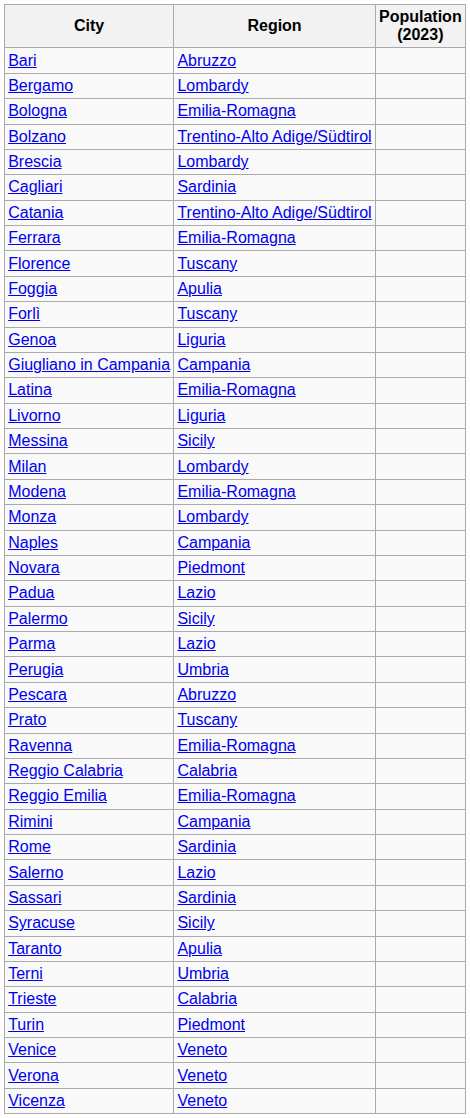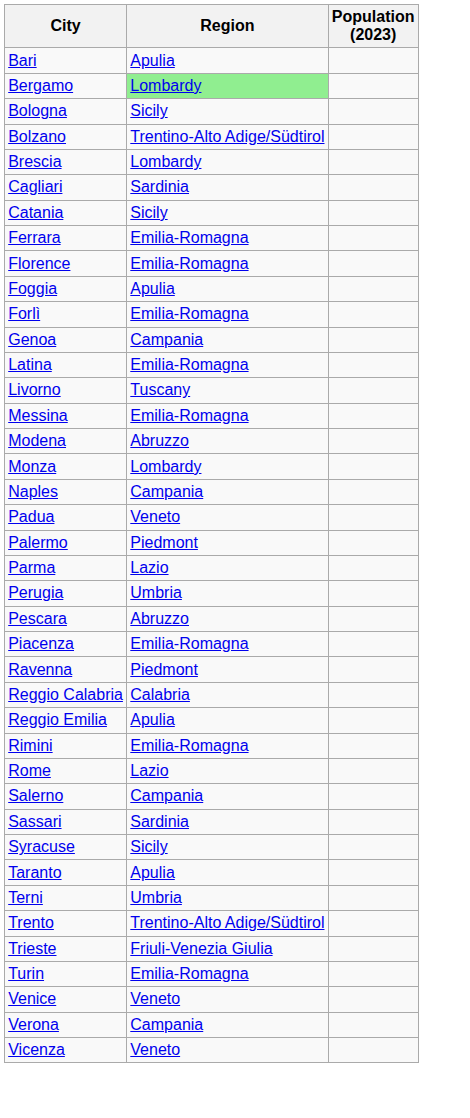(207, 60) Abruzzo -> (153, 60) Apulia
(213, 85) no background -> (166, 85) lightgreen background
(237, 111) Emilia-Romagna -> (149, 111) Sicily
(275, 212) Trentino-Alto Adige/Südtirol -> (149, 212) Sicily
(207, 263) Tuscany -> (189, 263) Emilia-Romagna
(207, 314) Tuscany -> (189, 314) Emilia-Romagna
(201, 339) Liguria -> (167, 339) Campania
- row: (89, 365)
(201, 415) Liguria -> (160, 390) Tuscany
(196, 441) Sicily -> (189, 415) Emilia-Romagna
- row: (27, 466)
(237, 491) Emilia-Romagna -> (160, 441) Abruzzo
- row: (34, 568)
(197, 593) Lazio -> (155, 517) Veneto
(196, 618) Sicily -> (164, 542) Piedmont
+ row: (41, 644)
- row: (27, 720)
(237, 745) Emilia-Romagna -> (164, 669) Piedmont
(237, 796) Emilia-Romagna -> (153, 720) Apulia
(214, 821) Campania -> (189, 745) Emilia-Romagna
(207, 847) Sardinia -> (149, 771) Lazio
(197, 872) Lazio -> (167, 796) Campania
+ row: (31, 923)
(207, 999) Calabria -> (201, 948) Friuli-Venezia Giulia
(211, 1024) Piedmont -> (189, 974) Emilia-Romagna
(202, 1075) Veneto -> (167, 1024) Campania
